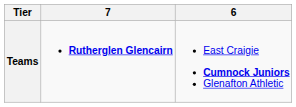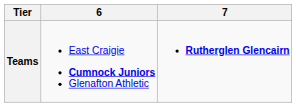columns swapped: (234, 12) <-> (108, 12)
